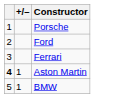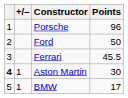+ column: (107, 12)
